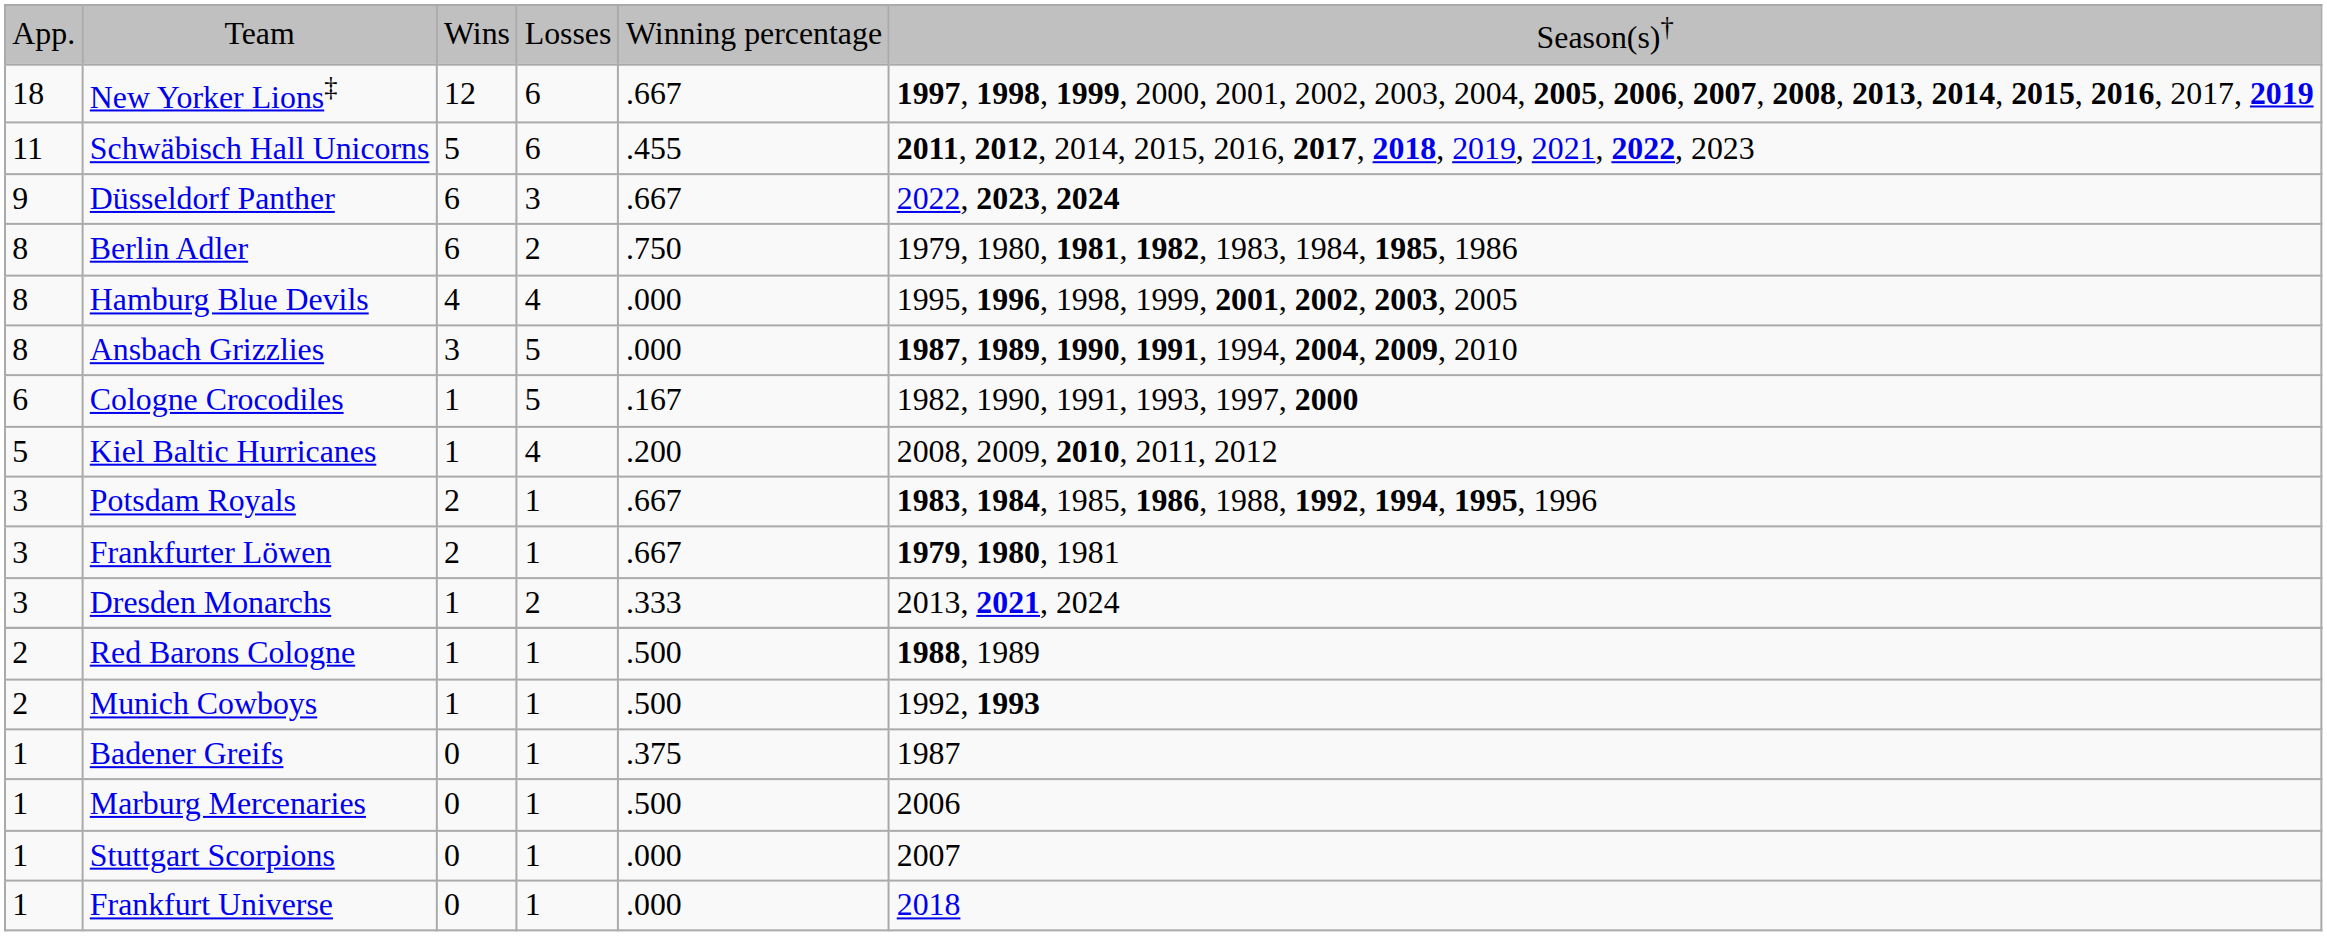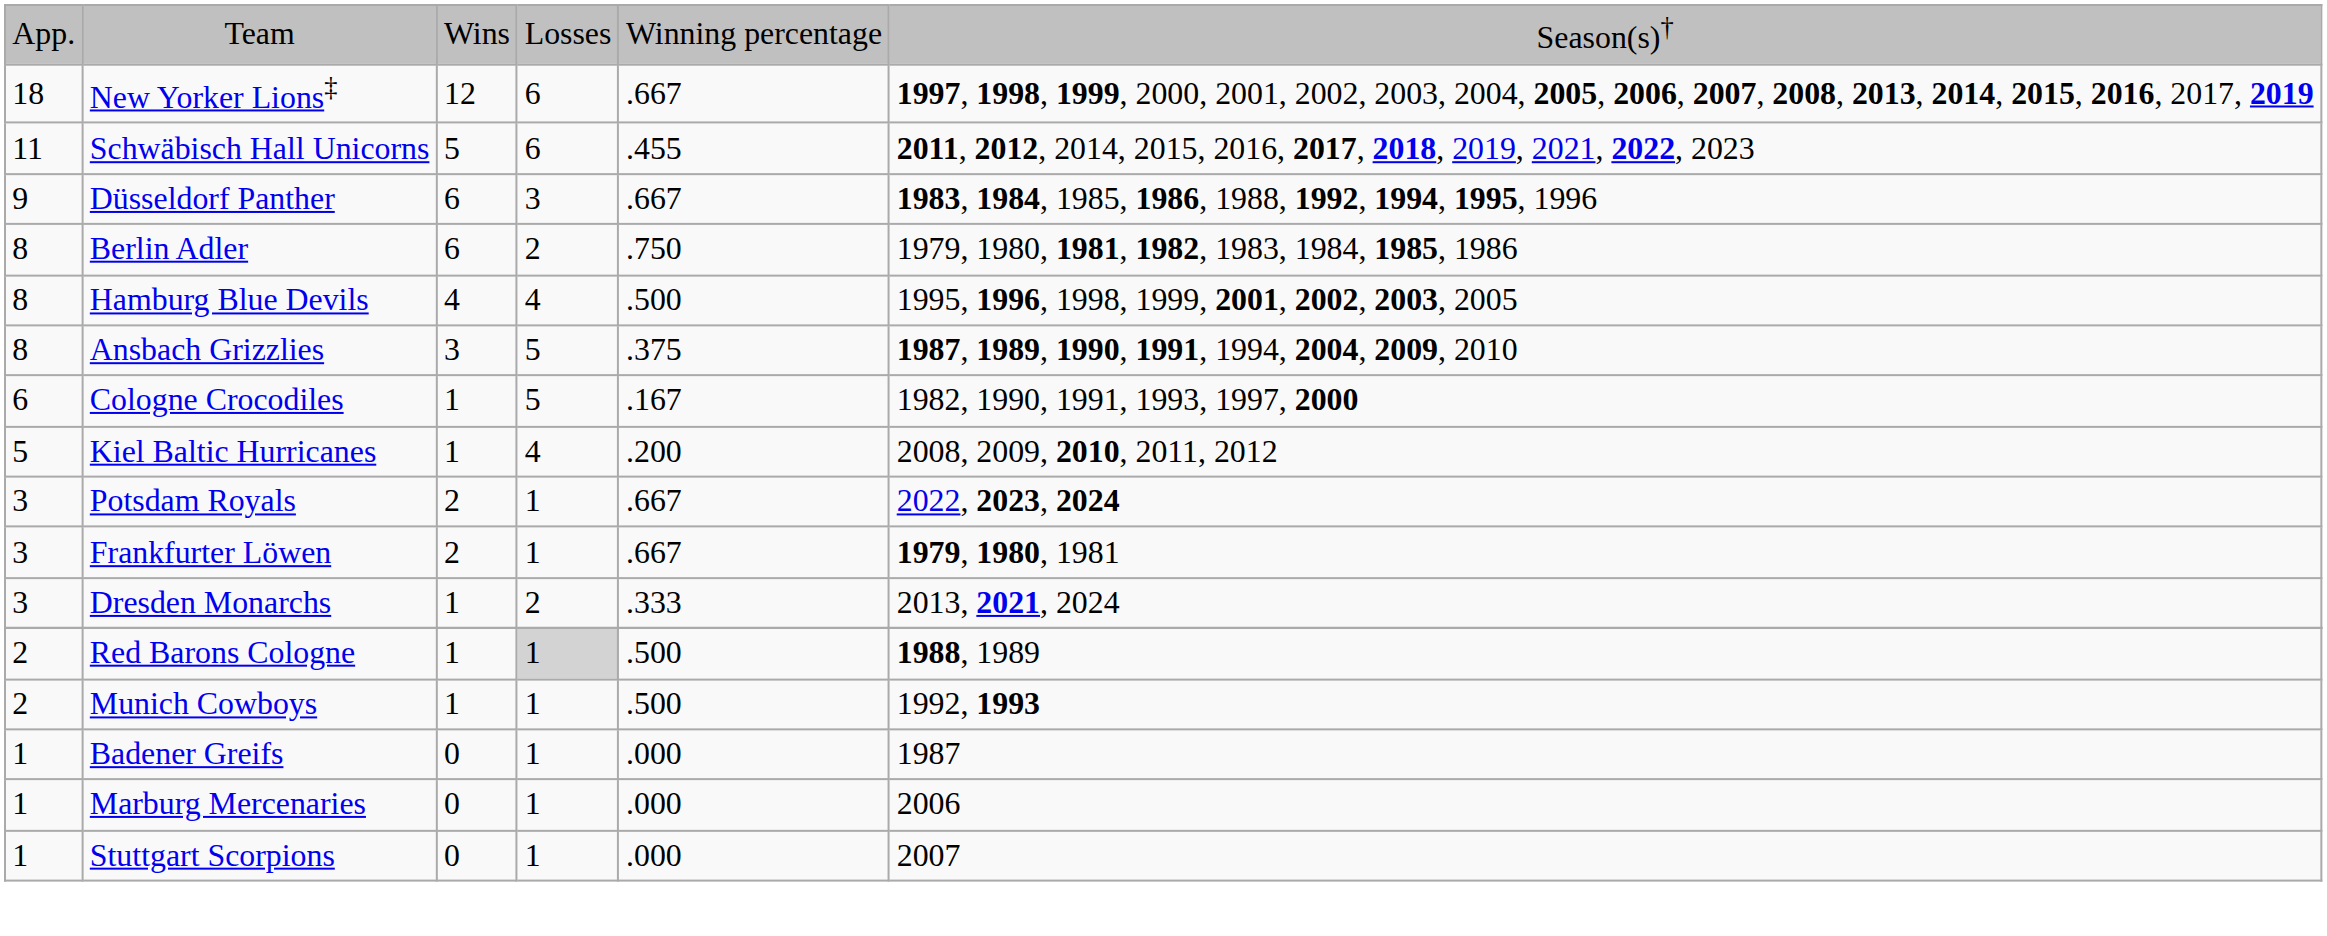(1008, 198) 2022, 2023, 2024 -> (1247, 198) 1983, 1984, 1985, 1986, 1988, 1992, 1994, 1995, 1996
(654, 299) .000 -> (654, 299) .500
(654, 349) .000 -> (654, 349) .375
(1247, 501) 1983, 1984, 1985, 1986, 1988, 1992, 1994, 1995, 1996 -> (1008, 501) 2022, 2023, 2024
(533, 652) no background -> (533, 652) lightgrey background
(654, 753) .375 -> (654, 753) .000
(654, 804) .500 -> (654, 804) .000
- row: (211, 905)
